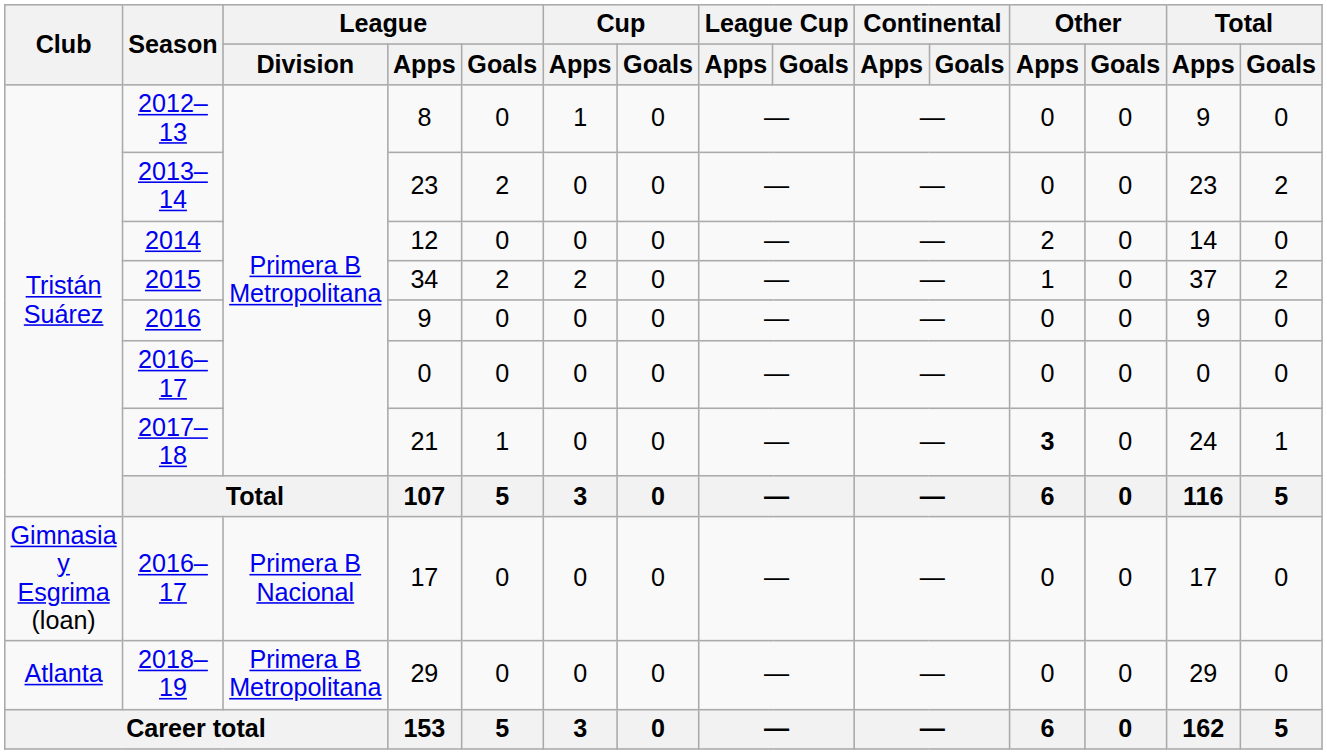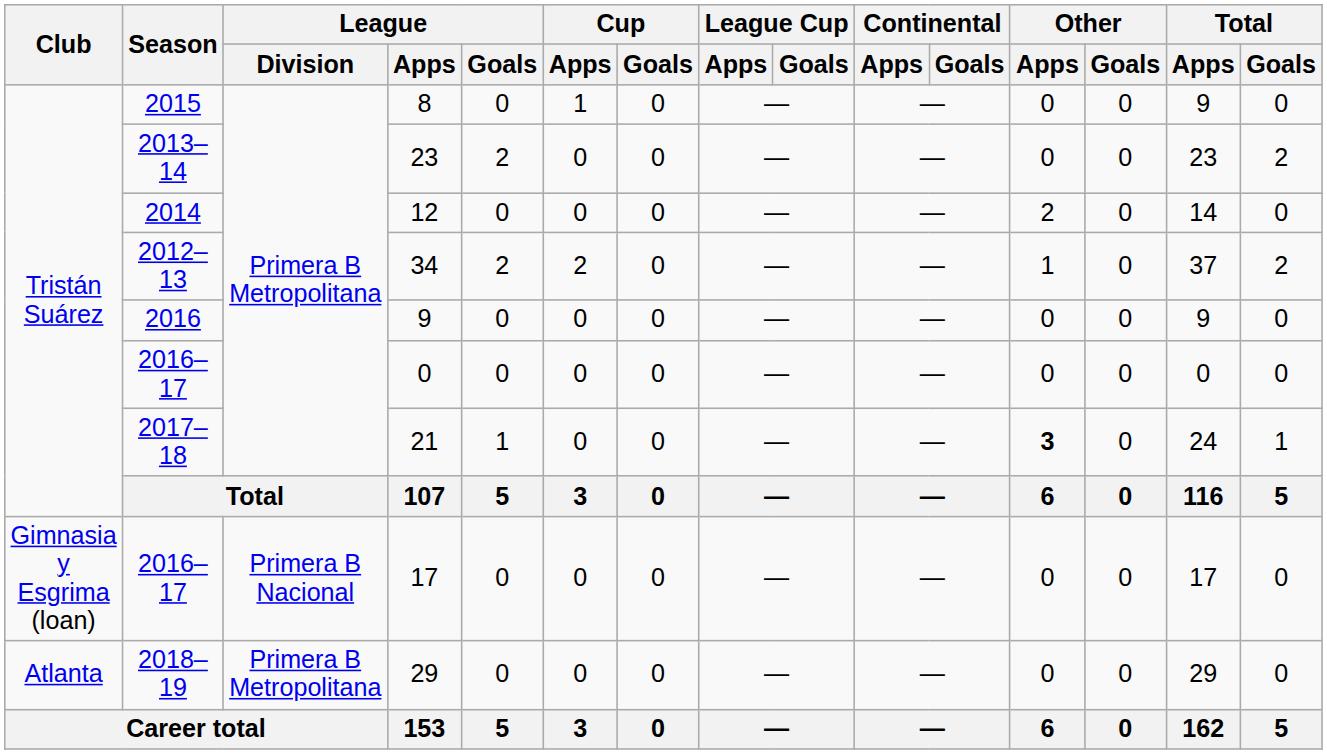(173, 118) 2012–13 -> (173, 104) 2015
(173, 280) 2015 -> (173, 266) 2012–13
